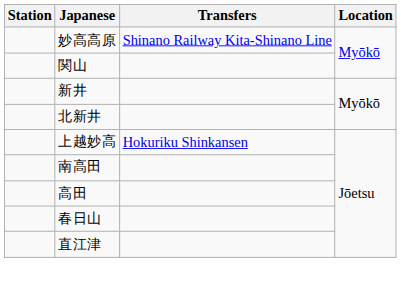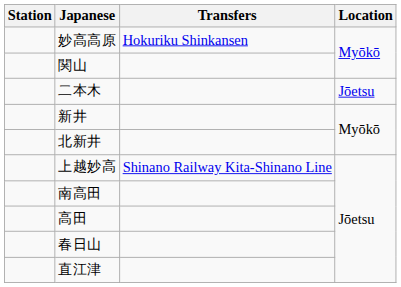(227, 40) Shinano Railway Kita-Shinano Line -> (185, 40) Hokuriku Shinkansen
+ row: (80, 90)
(185, 142) Hokuriku Shinkansen -> (227, 167) Shinano Railway Kita-Shinano Line
